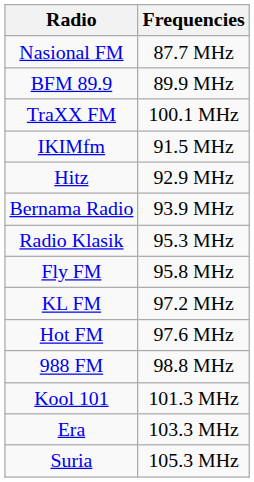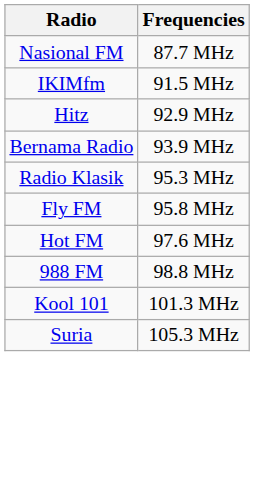- row: (71, 83)
- row: (71, 114)
- row: (71, 303)
- row: (71, 429)
